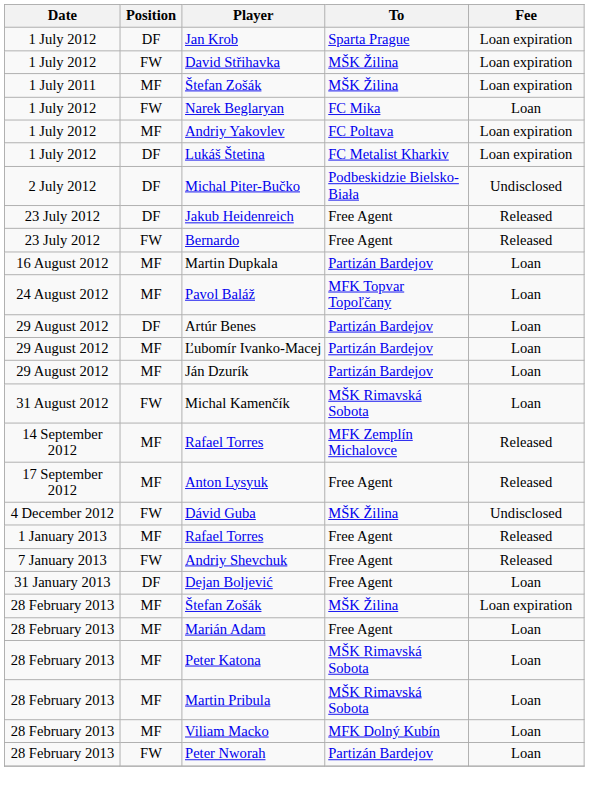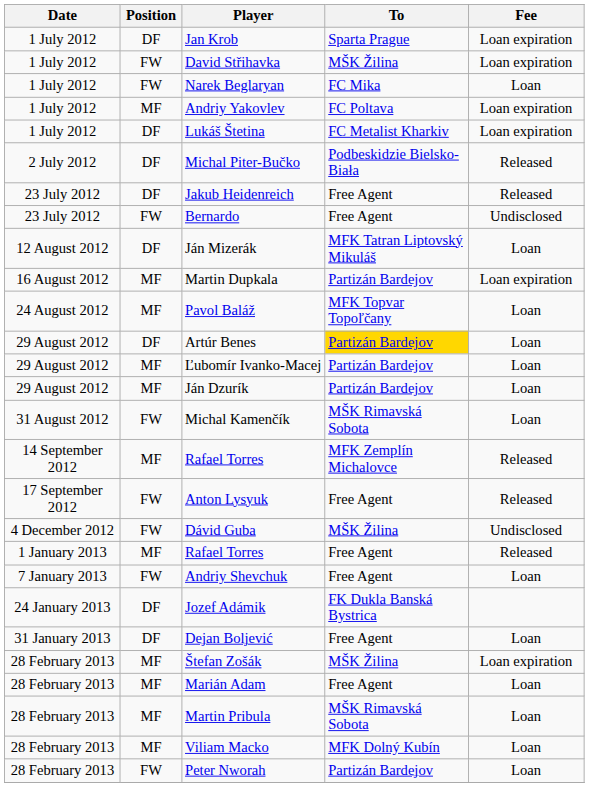- row: (62, 85)
(526, 185) Undisclosed -> (526, 162) Released
(526, 240) Released -> (526, 217) Undisclosed
+ row: (62, 248)
(526, 263) Loan -> (526, 279) Loan expiration
(381, 325) no background -> (381, 342) gold background
(151, 482) MF -> (151, 498) FW
(526, 559) Released -> (526, 576) Loan
+ row: (62, 607)
- row: (62, 660)
